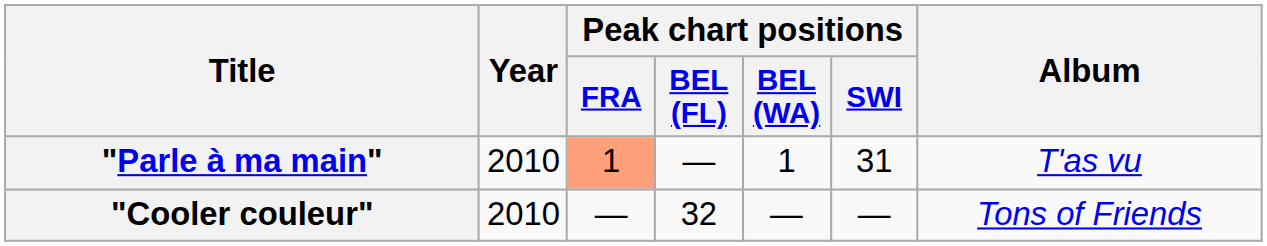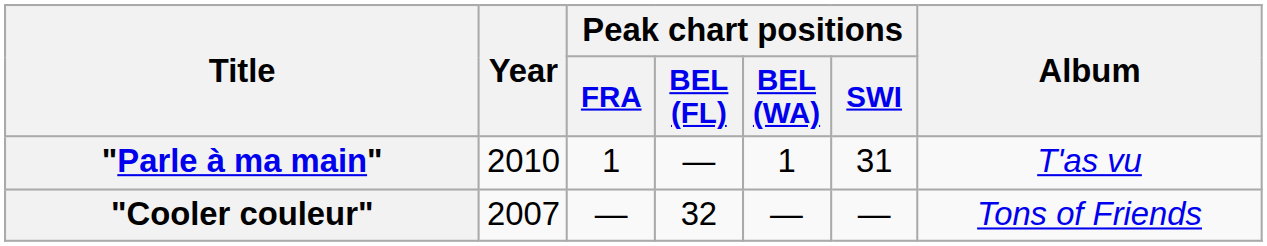(611, 161) lightsalmon background -> (611, 161) no background
(523, 213) 2010 -> (523, 213) 2007
